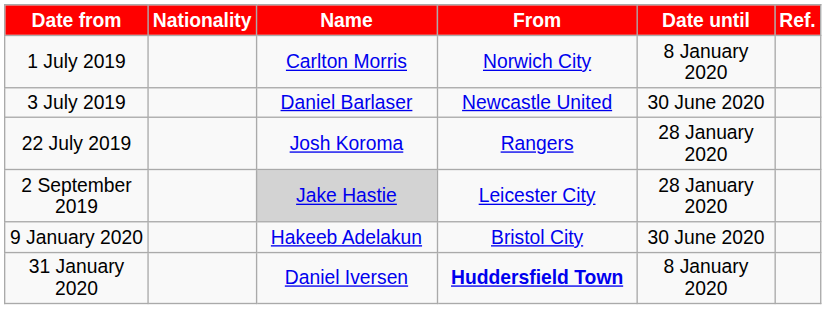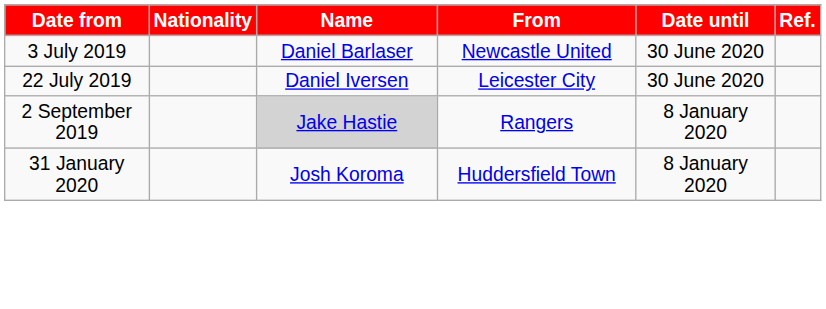- row: (76, 62)
(346, 144) Josh Koroma -> (347, 81) Daniel Iversen
(537, 144) Rangers -> (537, 81) Leicester City
(706, 144) 28 January 2020 -> (705, 81) 30 June 2020
(537, 196) Leicester City -> (537, 122) Rangers
(706, 196) 28 January 2020 -> (705, 122) 8 January 2020
- row: (77, 237)
(346, 278) Daniel Iversen -> (347, 174) Josh Koroma
(537, 278) bold -> (537, 174) normal
